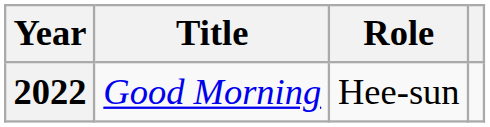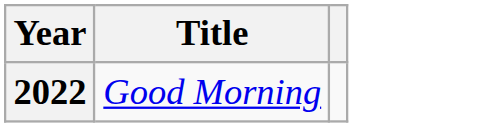- column: (399, 33)
